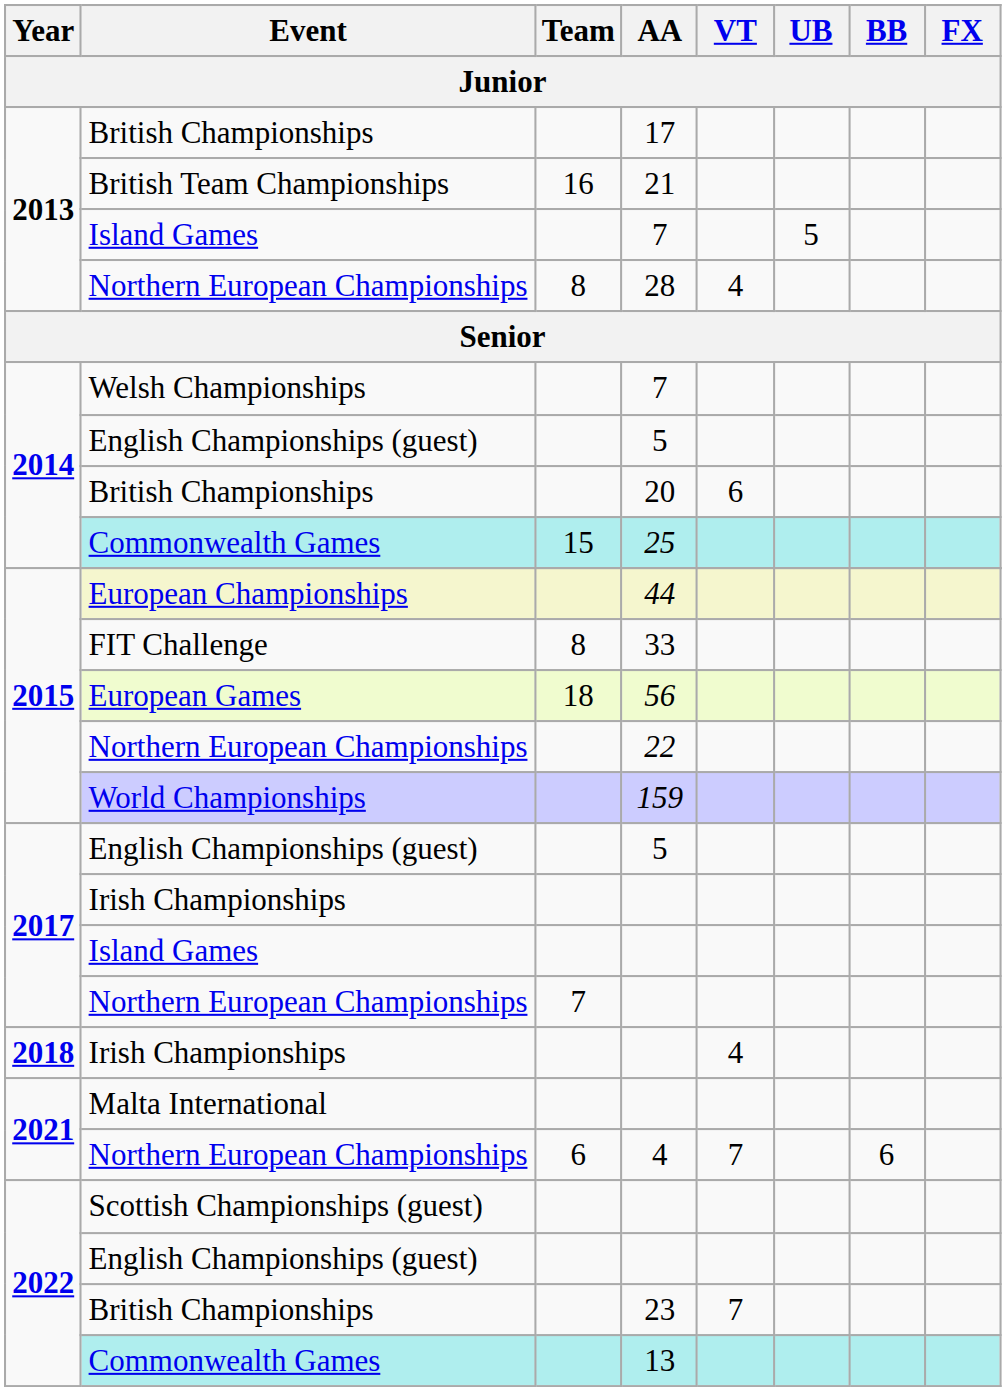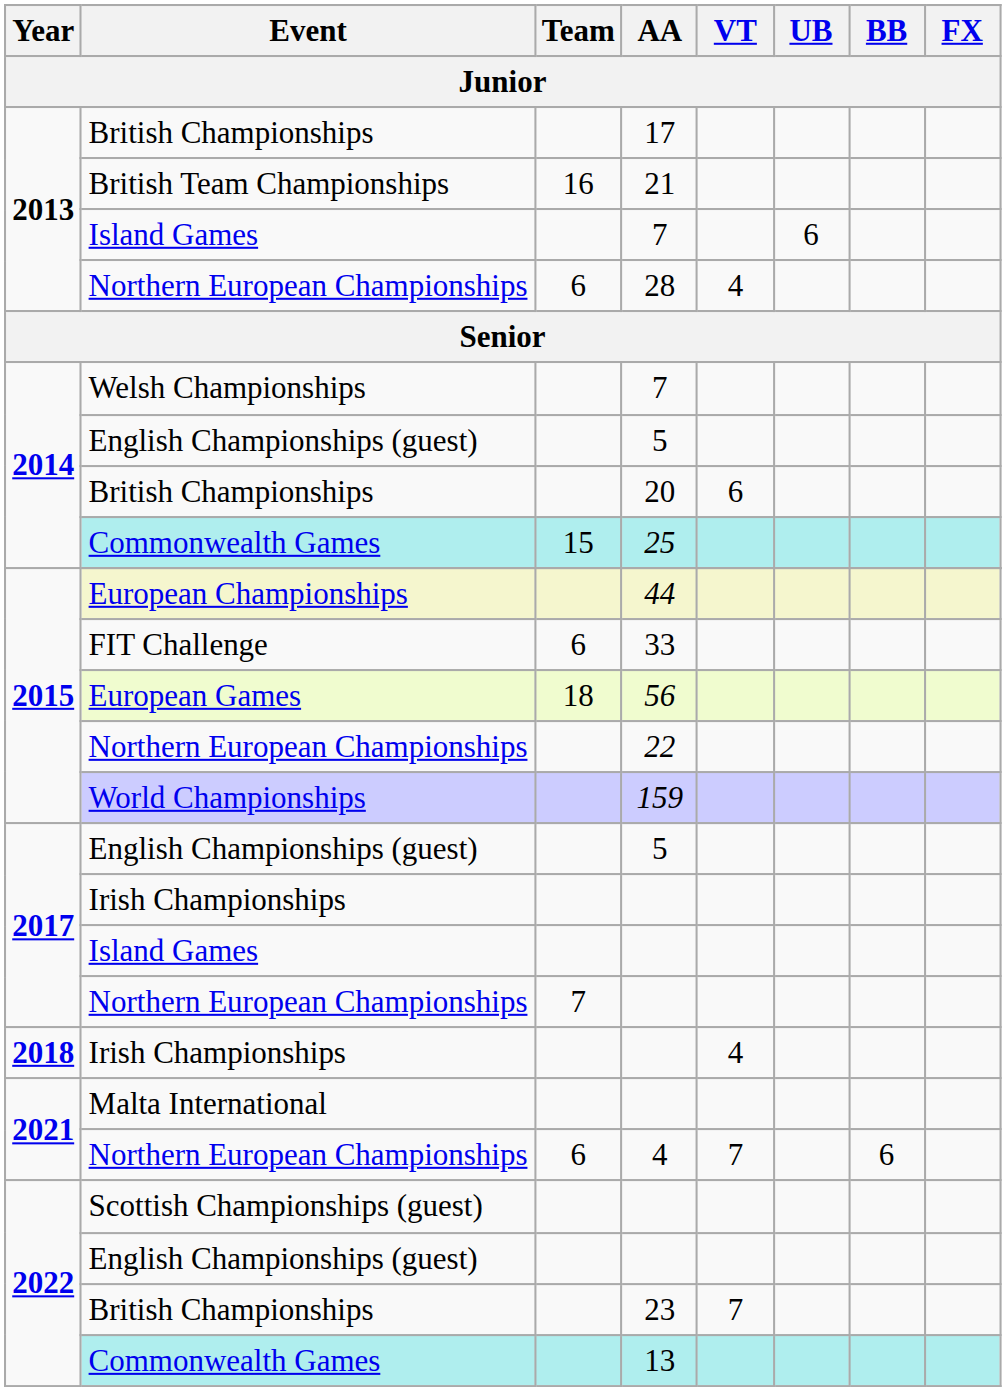(811, 234) 5 -> (811, 234) 6
(578, 285) 8 -> (578, 285) 6
(578, 643) 8 -> (578, 643) 6
